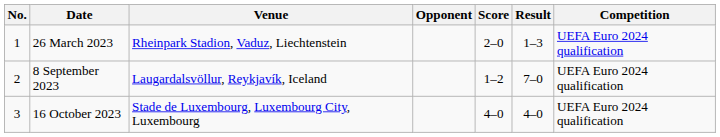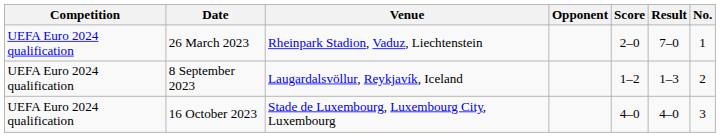columns swapped: (17, 14) <-> (635, 14)
(533, 43) 1–3 -> (669, 43) 7–0
(533, 78) 7–0 -> (669, 78) 1–3
